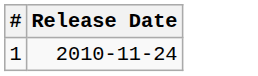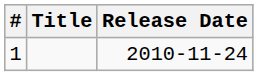+ column: (62, 21)
